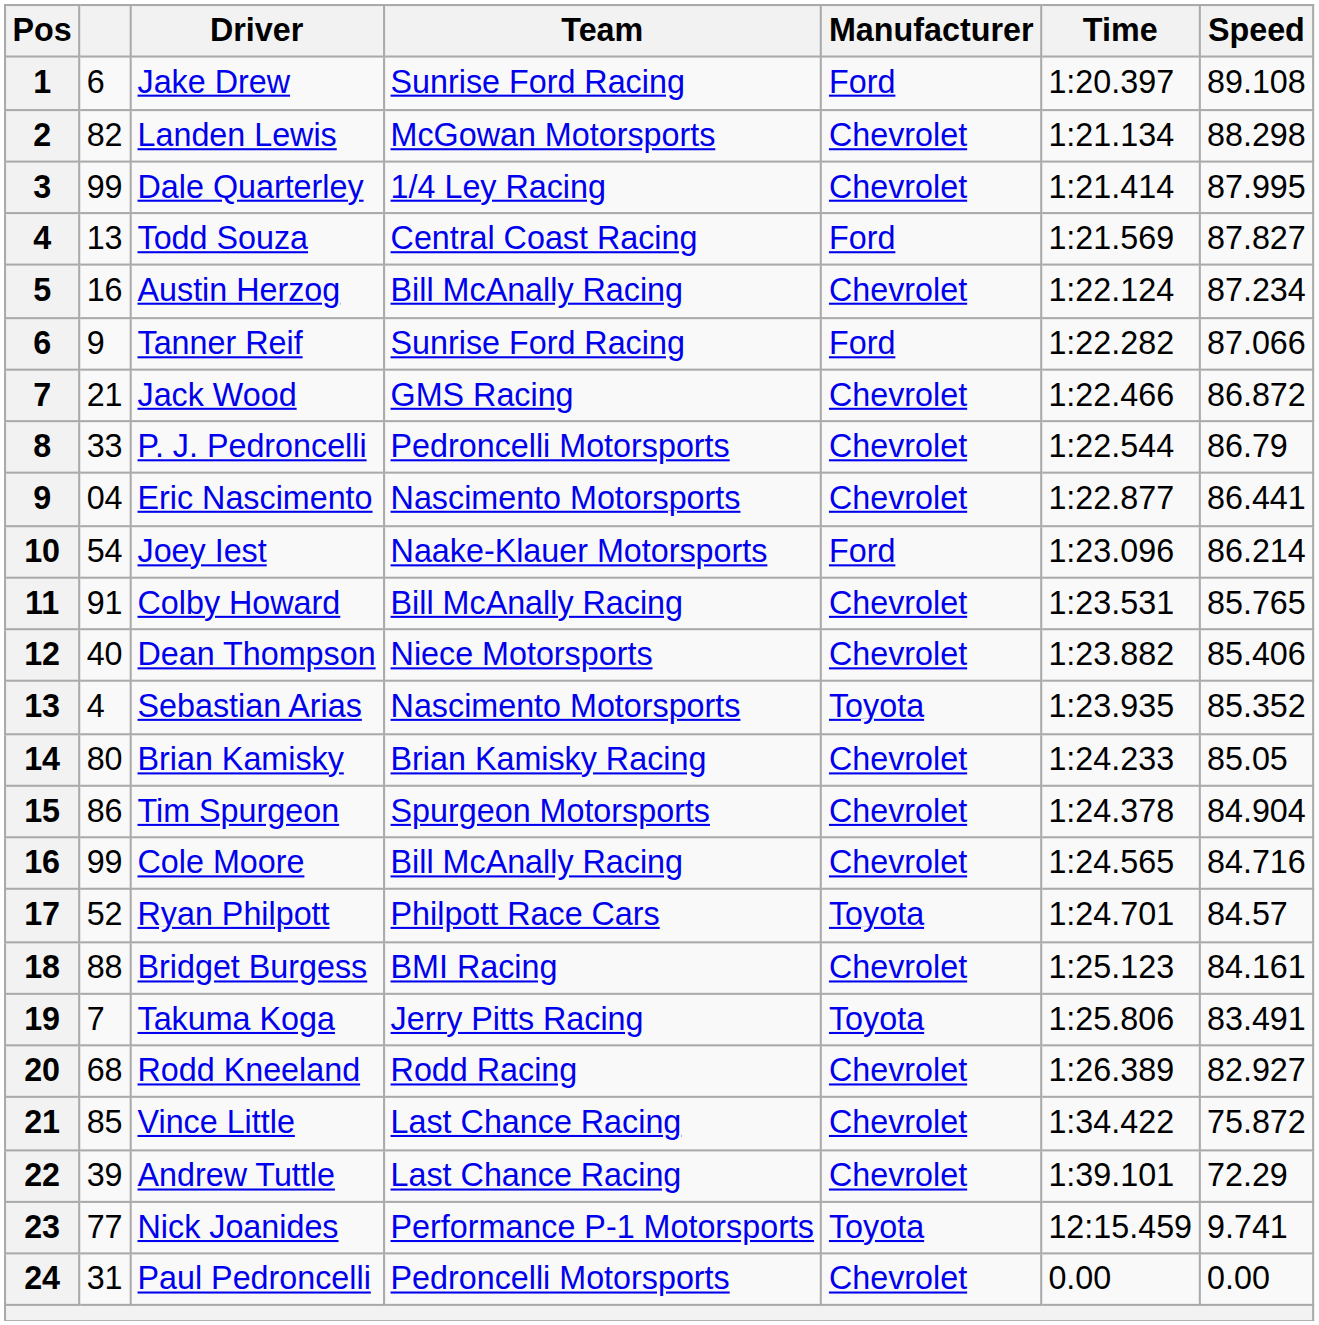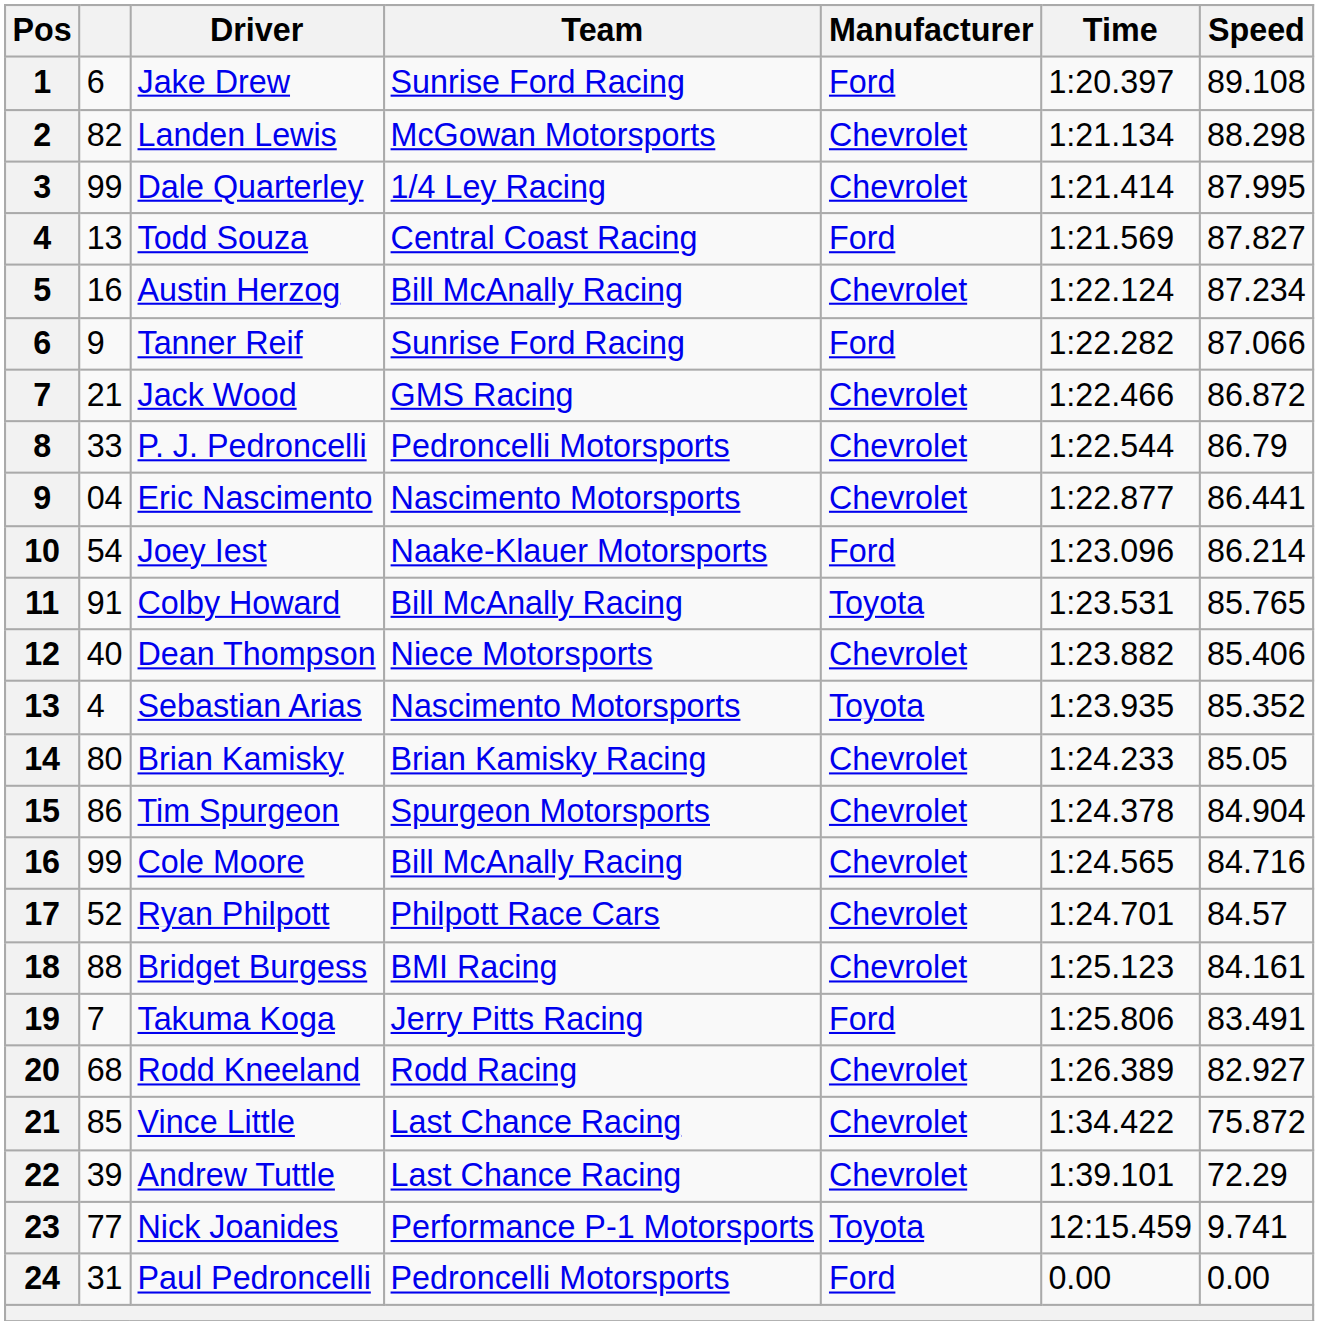(898, 602) Chevrolet -> (877, 602) Toyota
(877, 914) Toyota -> (898, 914) Chevrolet
(877, 1018) Toyota -> (862, 1018) Ford
(898, 1278) Chevrolet -> (862, 1278) Ford
